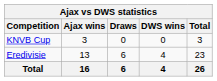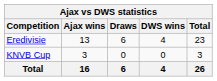rows swapped: (26, 55) <-> (28, 41)
